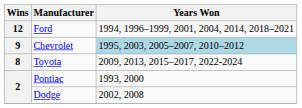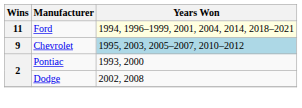(18, 29) 12 -> (18, 29) 11
(196, 29) no background -> (196, 29) lightyellow background
- row: (47, 62)
